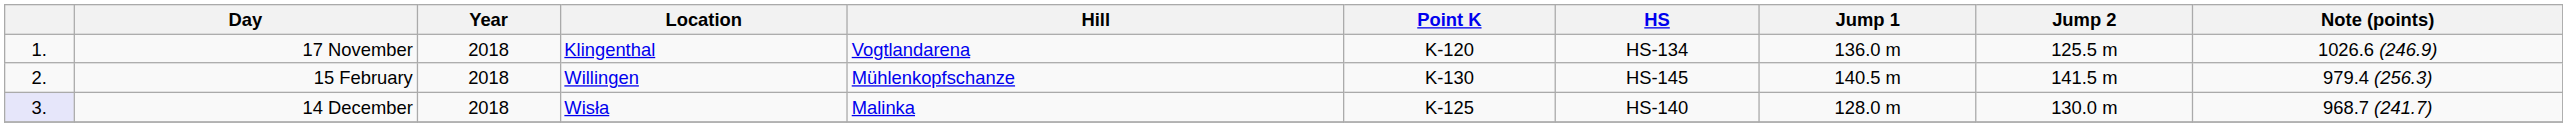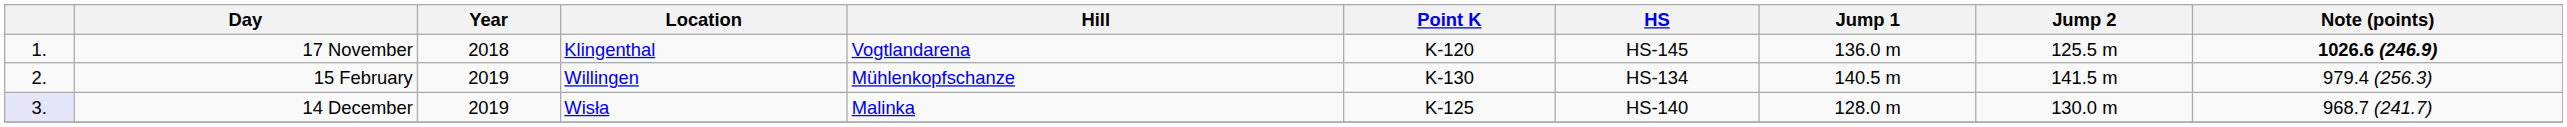(1657, 49) HS-134 -> (1657, 49) HS-145
(2378, 49) normal -> (2378, 49) bold
(489, 78) 2018 -> (489, 78) 2019
(1657, 78) HS-145 -> (1657, 78) HS-134
(489, 107) 2018 -> (489, 107) 2019
